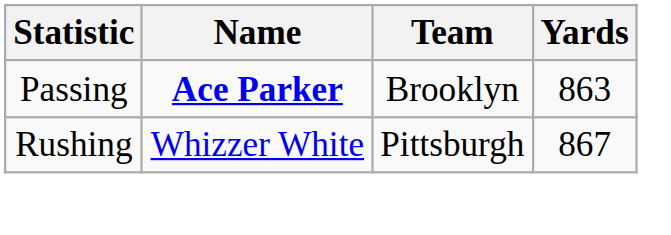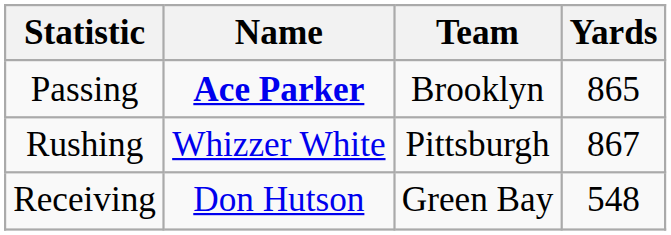(585, 88) 863 -> (613, 88) 865
+ row: (85, 199)
